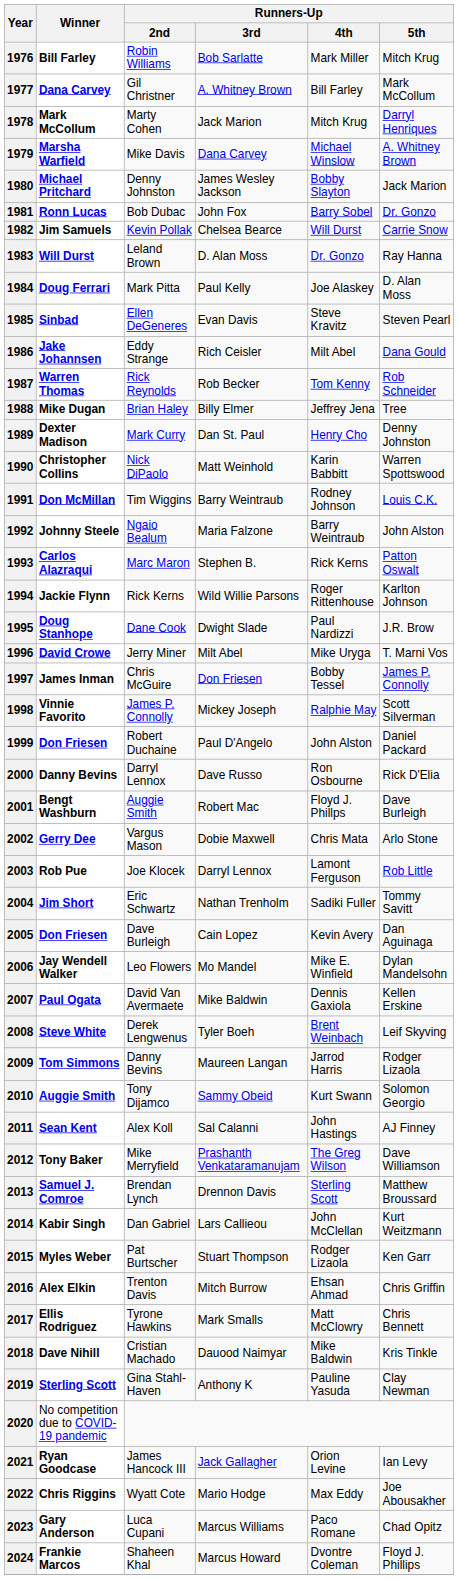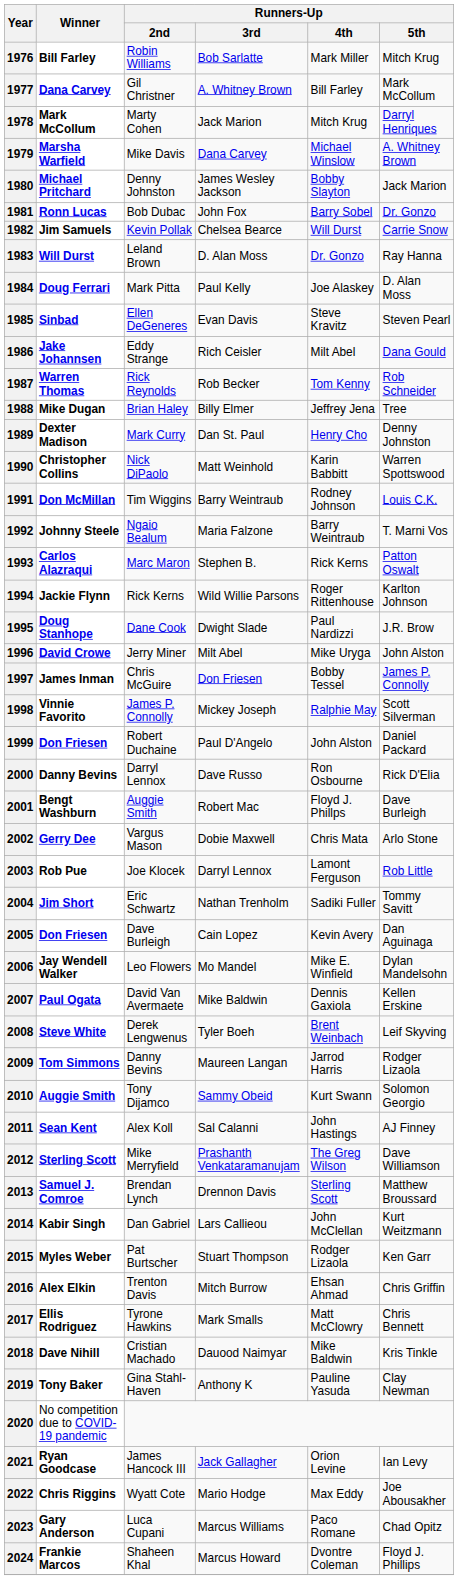(413, 531) John Alston -> (415, 531) T. Marni Vos
(415, 653) T. Marni Vos -> (413, 653) John Alston
(71, 1160) Tony Baker -> (77, 1160) Sterling Scott
(77, 1385) Sterling Scott -> (71, 1385) Tony Baker
